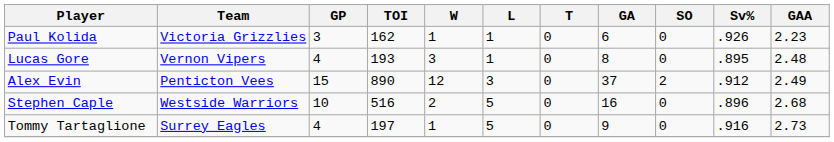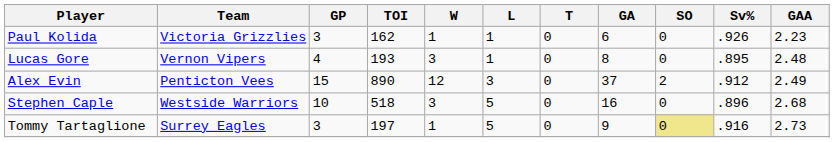(383, 104) 516 -> (383, 104) 518
(432, 104) 2 -> (432, 104) 3
(317, 126) 4 -> (317, 126) 3
(663, 126) no background -> (663, 126) khaki background
